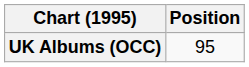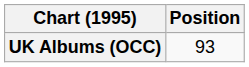(205, 47) 95 -> (205, 47) 93
